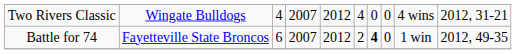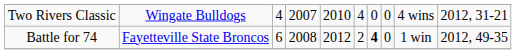(337, 15) 2012 -> (337, 15) 2010
(303, 37) 2007 -> (303, 37) 2008
